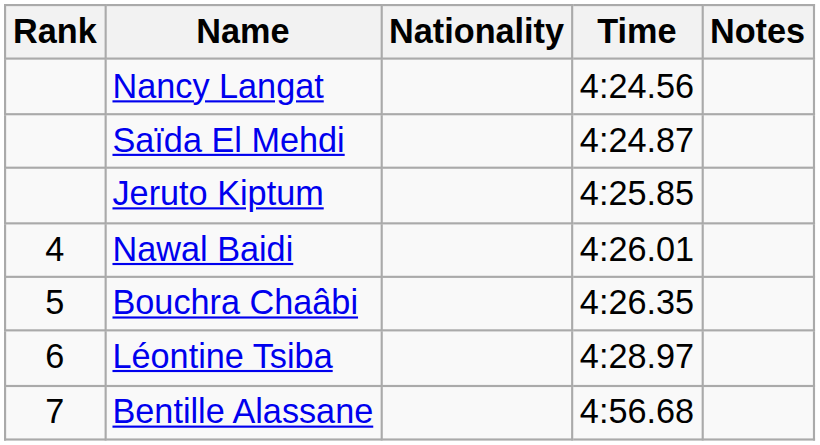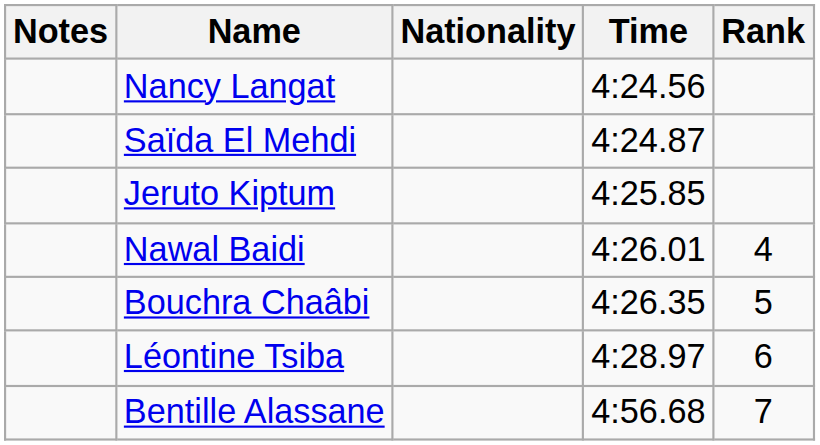columns swapped: (55, 31) <-> (757, 31)
